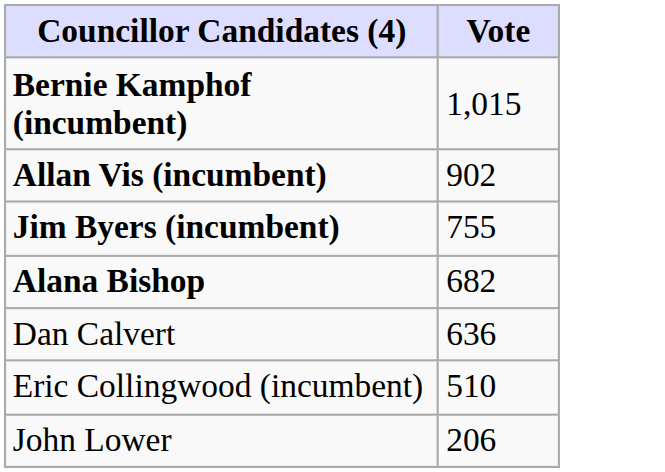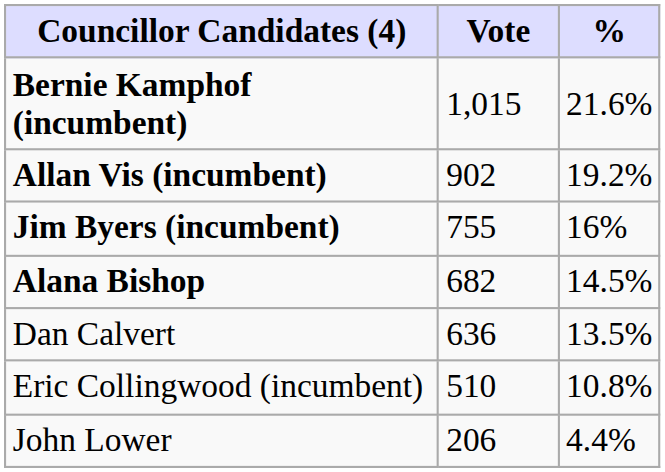+ column: (609, 31)
